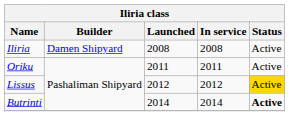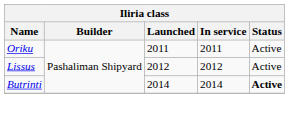- row: (18, 48)
(267, 84) gold background -> (267, 66) no background
